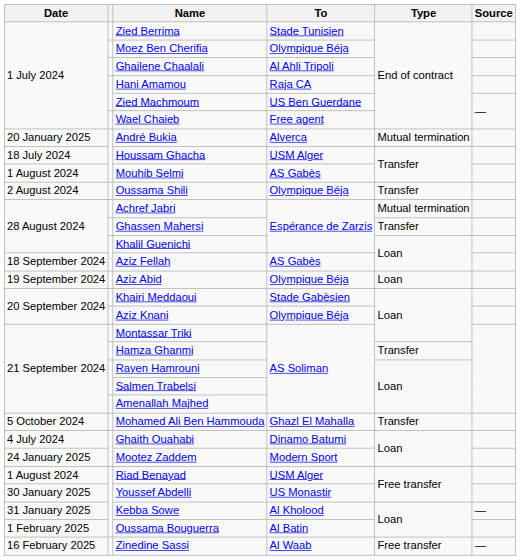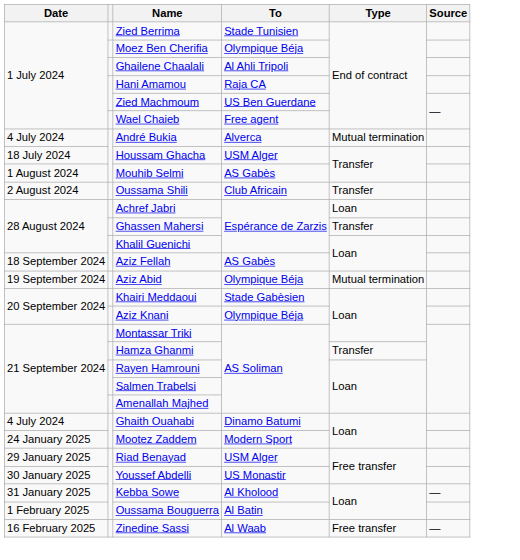(49, 137) 20 January 2025 -> (36, 137) 4 July 2024
(309, 191) Olympique Béja -> (256, 191) Club Africain
(424, 208) Mutual termination -> (344, 208) Loan
(390, 279) Loan -> (378, 279) Mutual termination
- row: (190, 421)
(43, 475) 1 August 2024 -> (49, 457) 29 January 2025
